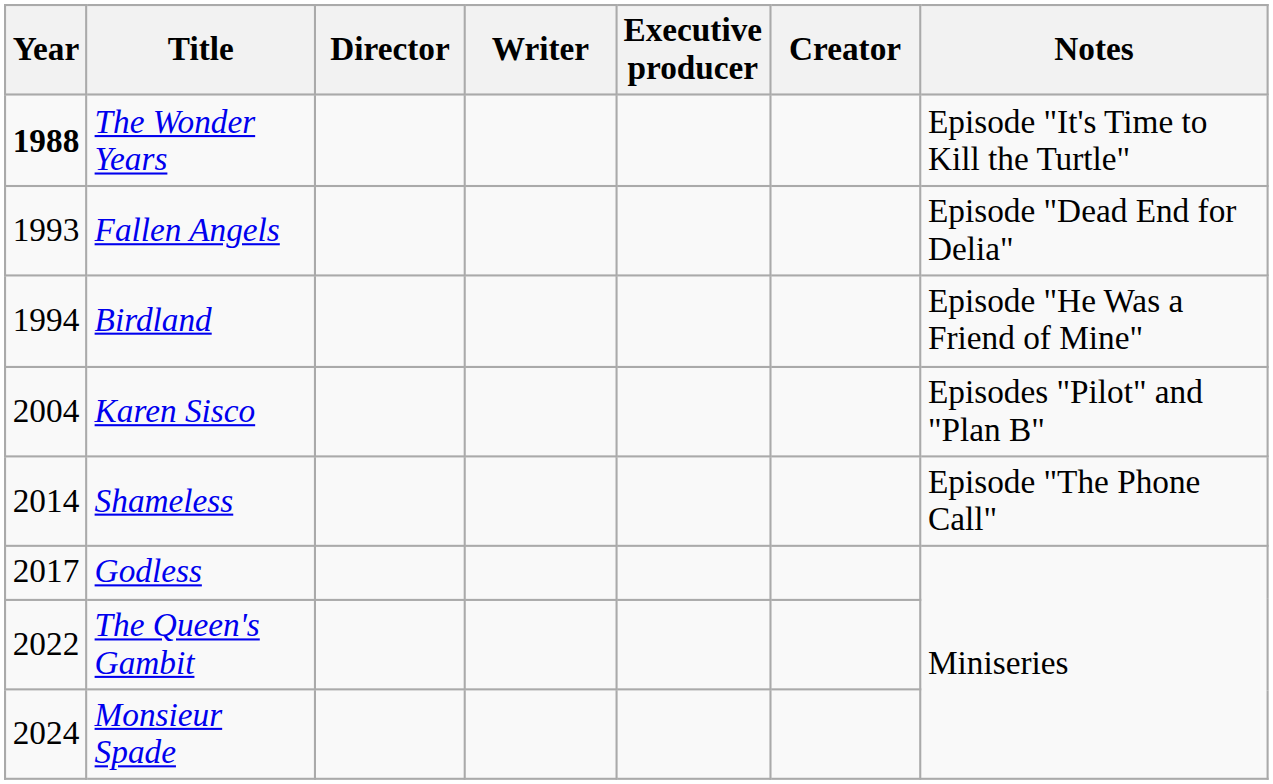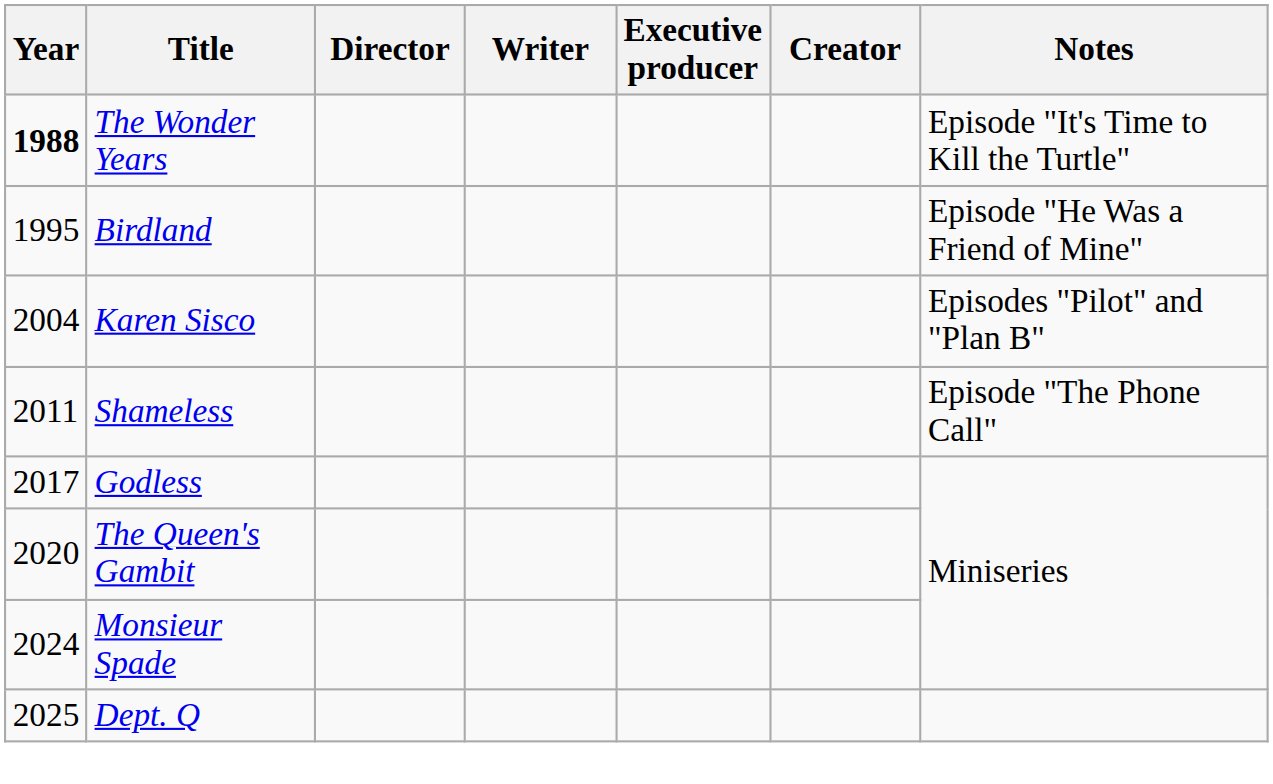- row: (187, 230)
(46, 320) 1994 -> (46, 230) 1995
(46, 500) 2014 -> (45, 410) 2011
(46, 643) 2022 -> (46, 553) 2020
+ row: (147, 715)
